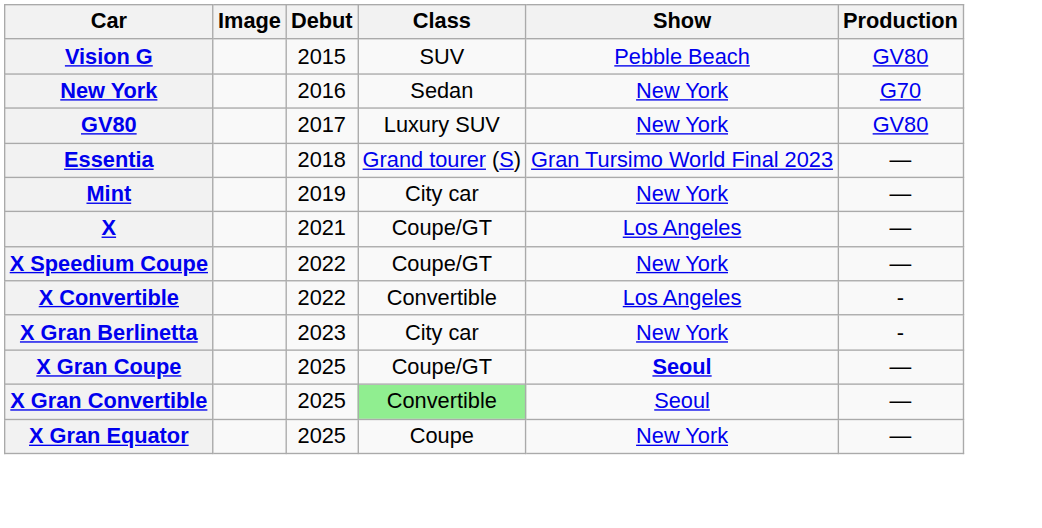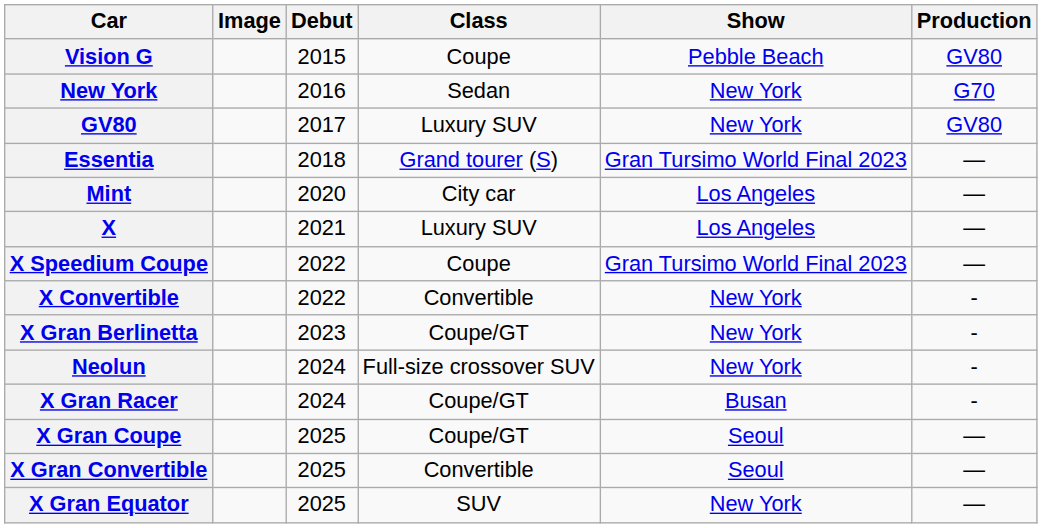(442, 56) SUV -> (479, 56) Coupe
(322, 194) 2019 -> (322, 194) 2020
(682, 194) New York -> (756, 194) Los Angeles
(442, 228) Coupe/GT -> (479, 228) Luxury SUV
(442, 263) Coupe/GT -> (479, 263) Coupe
(682, 263) New York -> (756, 263) Gran Tursimo World Final 2023
(682, 297) Los Angeles -> (756, 297) New York
(442, 332) City car -> (479, 332) Coupe/GT
+ row: (109, 366)
+ row: (109, 401)
(682, 366) bold -> (756, 435) normal
(442, 401) lightgreen background -> (479, 470) no background
(442, 435) Coupe -> (479, 504) SUV
